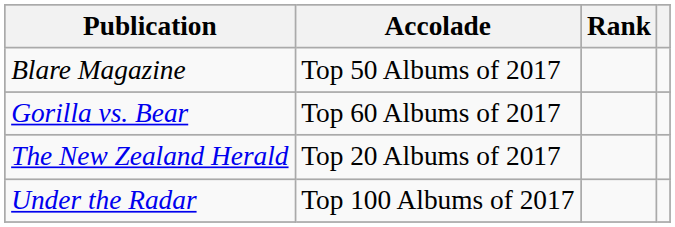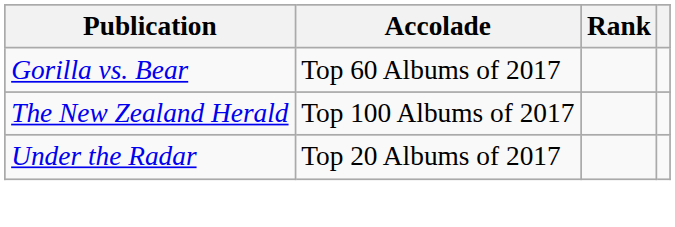- row: (98, 69)
(431, 156) Top 20 Albums of 2017 -> (438, 112) Top 100 Albums of 2017
(438, 199) Top 100 Albums of 2017 -> (431, 156) Top 20 Albums of 2017
